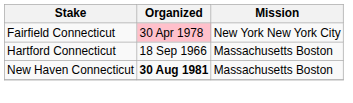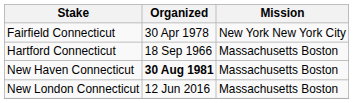(172, 32) pink background -> (177, 32) no background
+ row: (73, 88)
